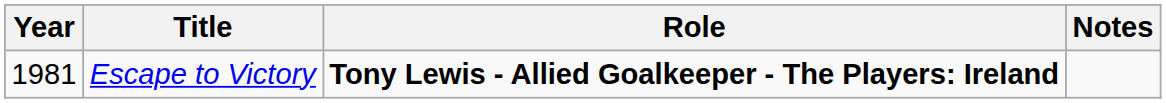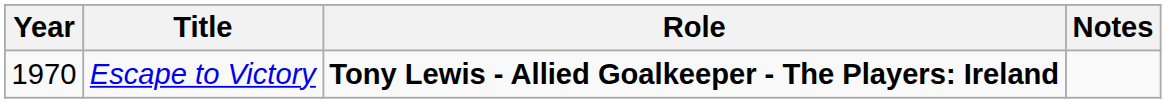(44, 73) 1981 -> (44, 73) 1970
